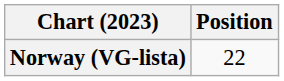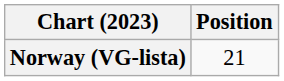(234, 57) 22 -> (234, 57) 21
